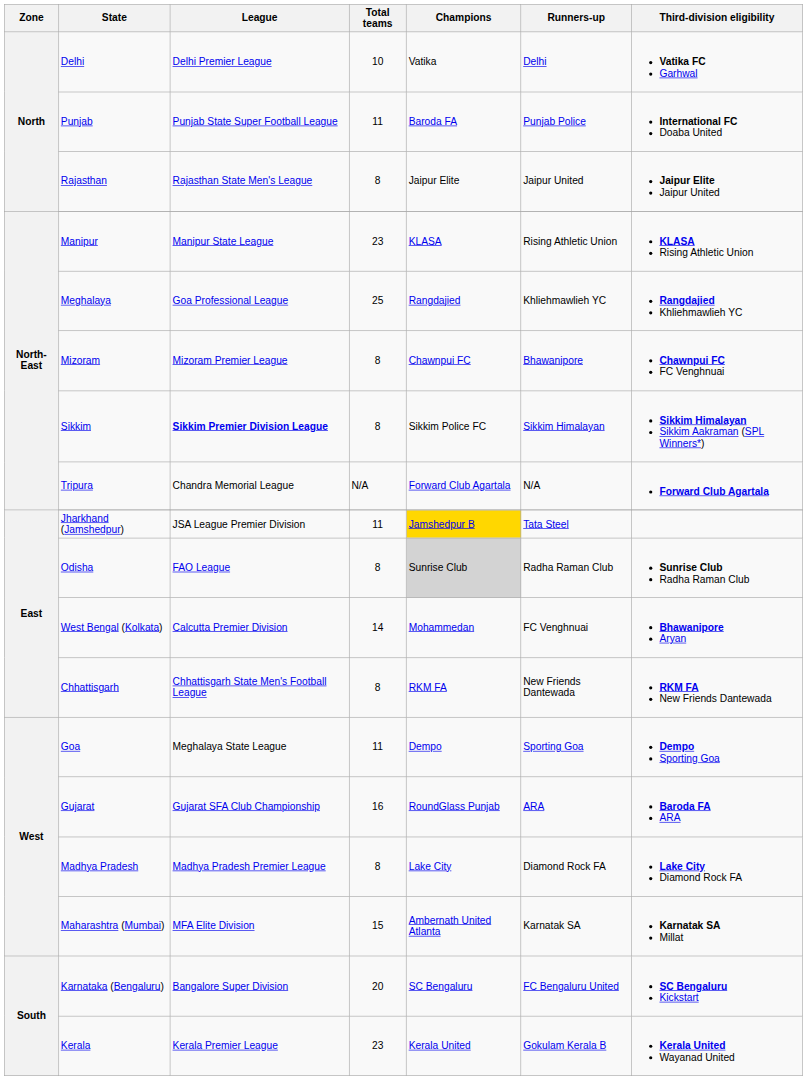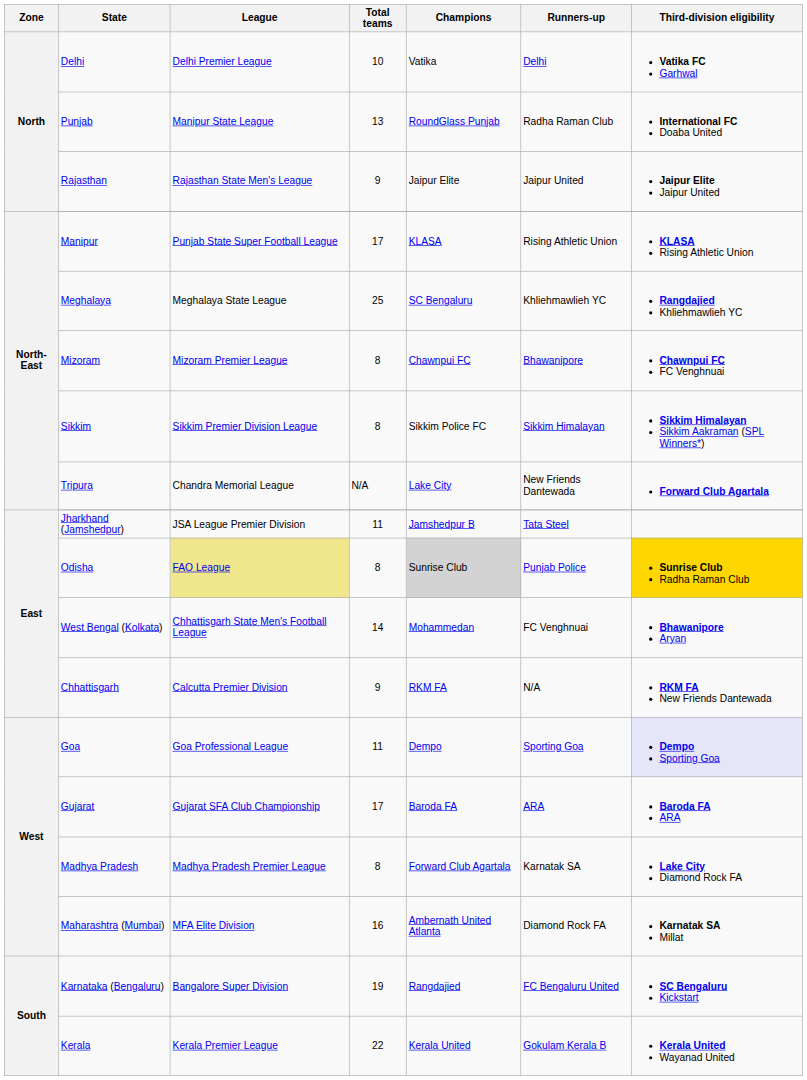(255, 121) Punjab State Super Football League -> (223, 121) Manipur State League
(378, 121) 11 -> (378, 121) 13
(433, 121) Baroda FA -> (454, 121) RoundGlass Punjab
(555, 121) Punjab Police -> (568, 121) Radha Raman Club
(378, 181) 8 -> (378, 181) 9
(223, 241) Manipur State League -> (255, 241) Punjab State Super Football League
(378, 241) 23 -> (378, 241) 17
(230, 301) Goa Professional League -> (230, 301) Meghalaya State League
(435, 301) Rangdajied -> (441, 301) SC Bengaluru
(250, 426) bold -> (245, 426) normal
(460, 486) Forward Club Agartala -> (430, 486) Lake City
(532, 486) N/A -> (552, 486) New Friends Dantewada
(442, 524) gold background -> (442, 524) no background
(201, 567) no background -> (201, 567) khaki background
(568, 567) Radha Raman Club -> (555, 567) Punjab Police
(717, 574) no background -> (717, 574) gold background
(230, 627) Calcutta Premier Division -> (250, 627) Chhattisgarh State Men's Football League
(250, 687) Chhattisgarh State Men's Football League -> (230, 687) Calcutta Premier Division
(378, 687) 8 -> (378, 687) 9
(552, 687) New Friends Dantewada -> (532, 687) N/A
(230, 747) Meghalaya State League -> (230, 747) Goa Professional League
(717, 753) no background -> (717, 753) lavender background
(378, 807) 16 -> (378, 807) 17
(454, 807) RoundGlass Punjab -> (433, 807) Baroda FA
(430, 866) Lake City -> (460, 866) Forward Club Agartala
(564, 866) Diamond Rock FA -> (552, 866) Karnatak SA
(378, 926) 15 -> (378, 926) 16
(552, 926) Karnatak SA -> (564, 926) Diamond Rock FA
(378, 986) 20 -> (378, 986) 19
(441, 986) SC Bengaluru -> (435, 986) Rangdajied
(378, 1046) 23 -> (378, 1046) 22
